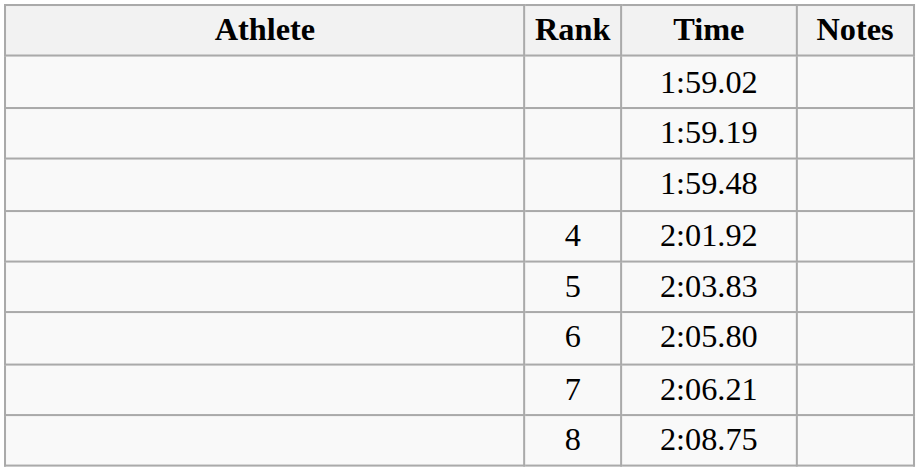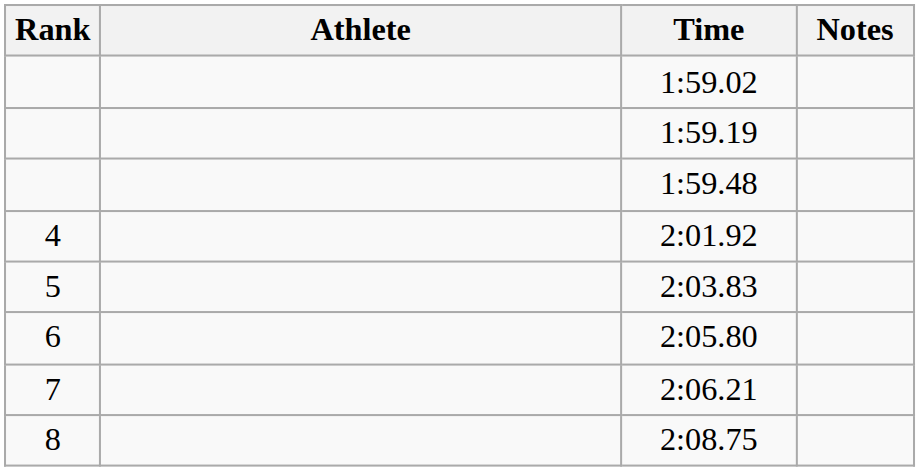columns swapped: (573, 30) <-> (265, 30)
